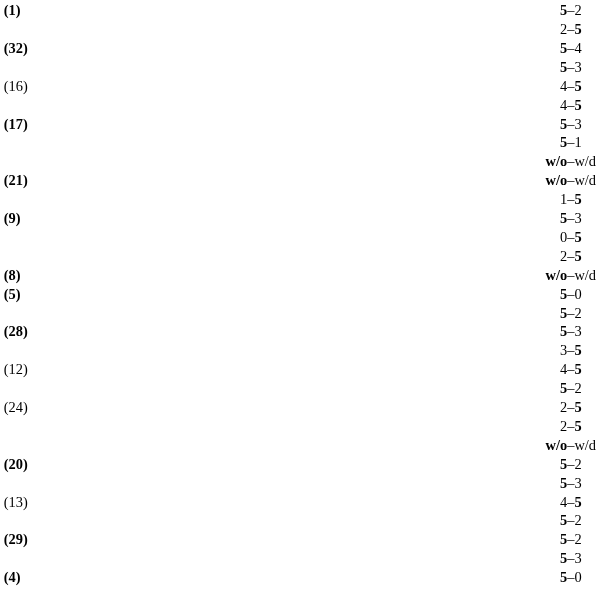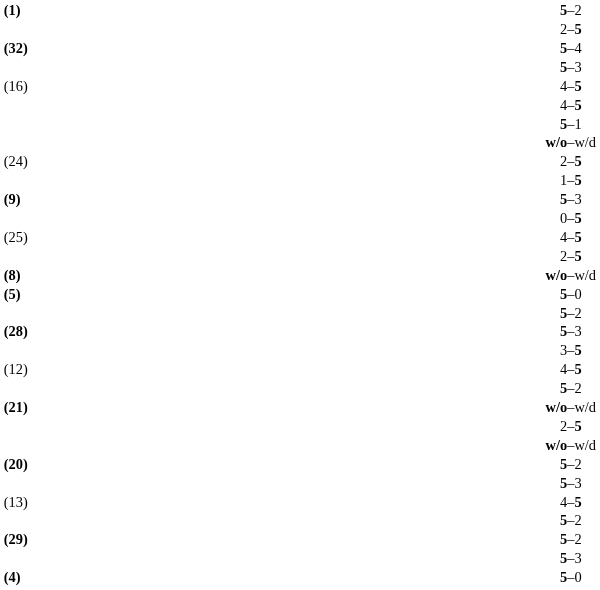- row: (16, 124)
rows swapped: (16, 407) <-> (16, 180)
+ row: (16, 237)
